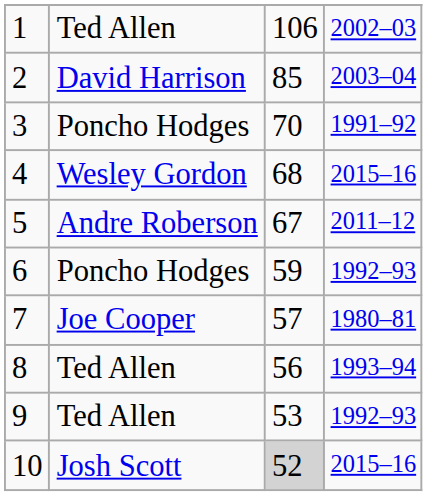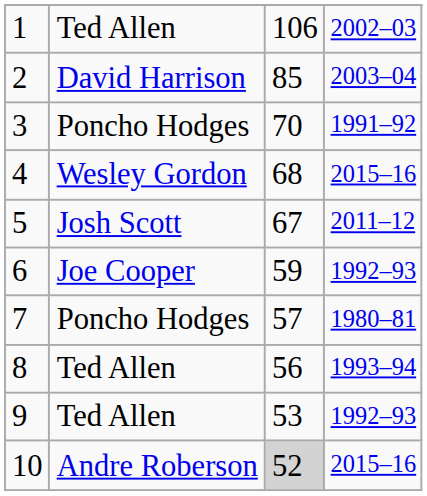(157, 222) Andre Roberson -> (119, 222) Josh Scott
(153, 271) Poncho Hodges -> (126, 271) Joe Cooper
(126, 319) Joe Cooper -> (153, 319) Poncho Hodges
(119, 464) Josh Scott -> (157, 464) Andre Roberson
